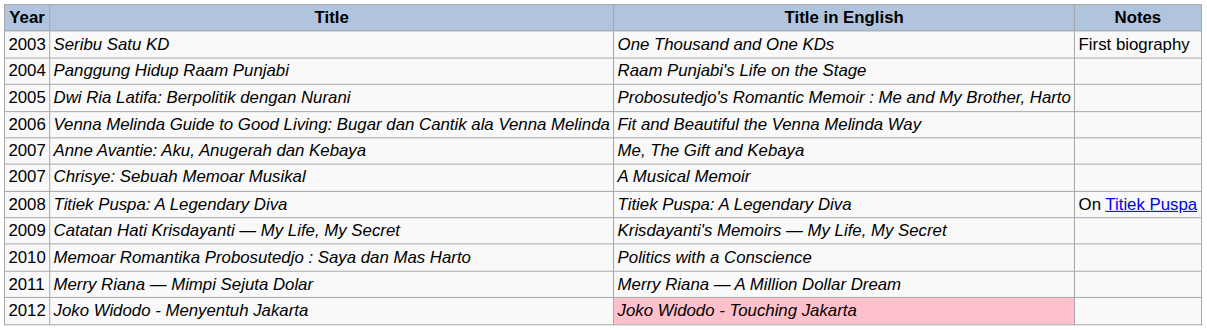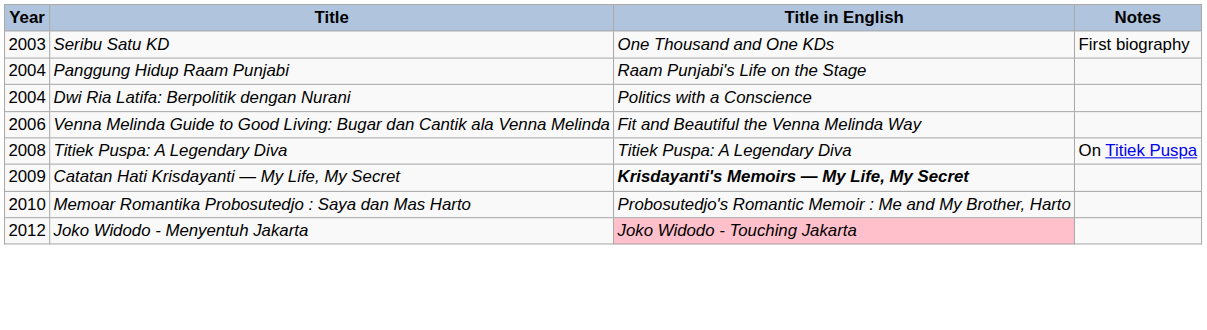(27, 97) 2005 -> (27, 97) 2004
(844, 97) Probosutedjo's Romantic Memoir : Me and My Brother, Harto -> (715, 97) Politics with a Conscience
- row: (210, 151)
- row: (180, 177)
(782, 230) normal -> (793, 177) bold
(715, 257) Politics with a Conscience -> (844, 204) Probosutedjo's Romantic Memoir : Me and My Brother, Harto
- row: (183, 284)
